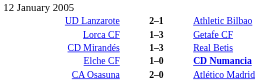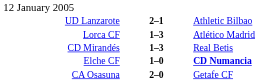(213, 34) Getafe CF -> (224, 34) Atlético Madrid
(224, 74) Atlético Madrid -> (213, 74) Getafe CF
